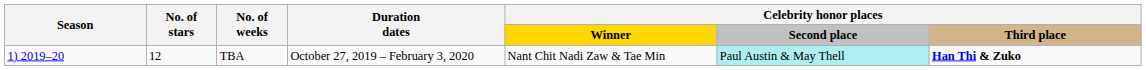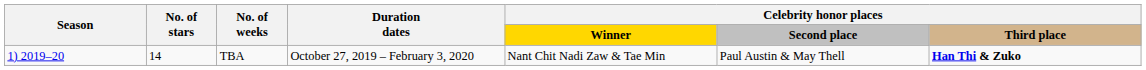(155, 55) 12 -> (155, 55) 14
(782, 55) paleturquoise background -> (782, 55) no background
